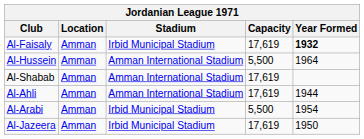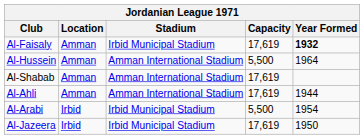(79, 110) Amman -> (71, 110) Irbid
(79, 126) Amman -> (71, 126) Irbid
